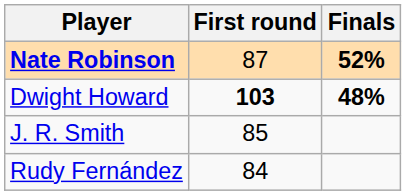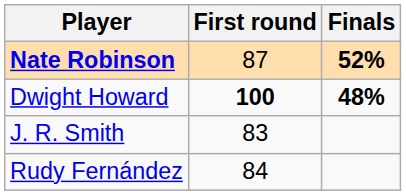(255, 97) 103 -> (255, 97) 100
(255, 134) 85 -> (255, 134) 83
